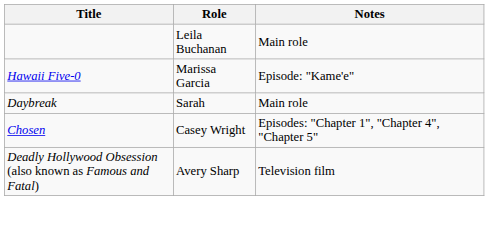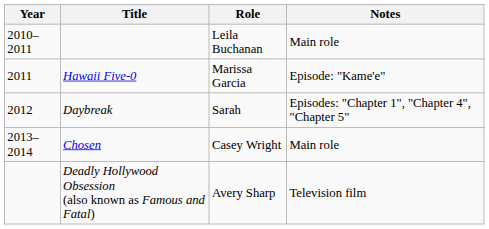+ column: (32, 14)
(283, 103) Main role -> (380, 110) Episodes: "Chapter 1", "Chapter 4", "Chapter 5"
(349, 130) Episodes: "Chapter 1", "Chapter 4", "Chapter 5" -> (314, 144) Main role
